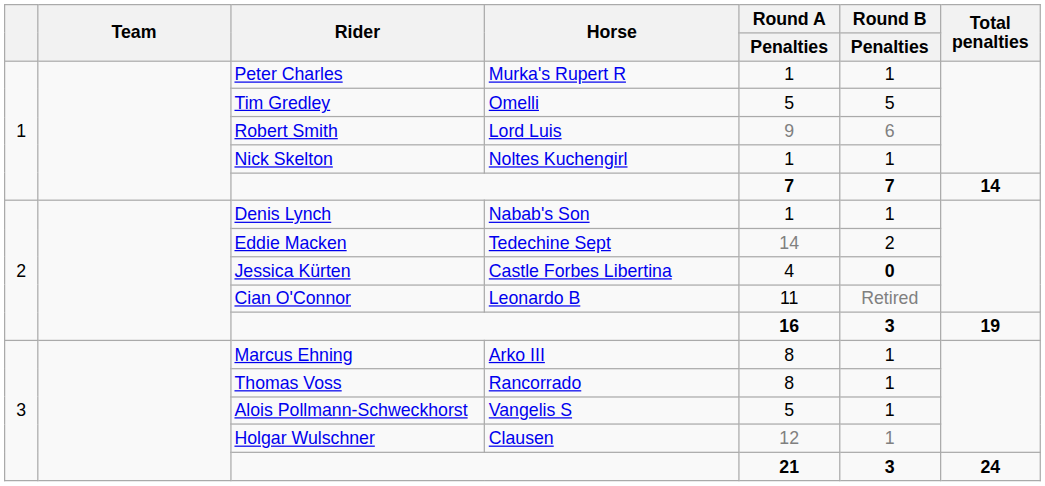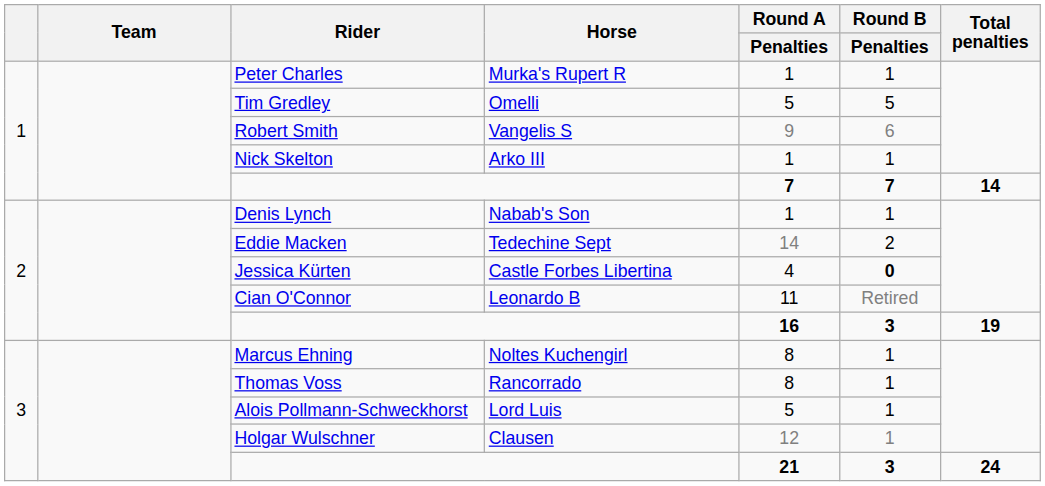(525, 131) Lord Luis -> (530, 131) Vangelis S
(558, 159) Noltes Kuchengirl -> (517, 159) Arko III
(517, 355) Arko III -> (558, 355) Noltes Kuchengirl
(530, 411) Vangelis S -> (525, 411) Lord Luis
